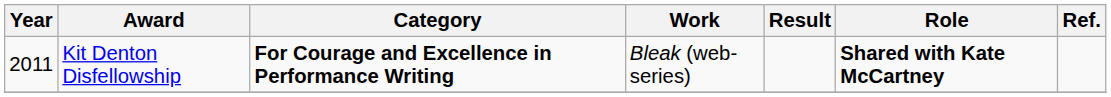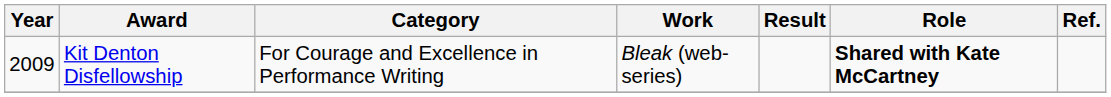(31, 64) 2011 -> (32, 64) 2009
(403, 64) bold -> (399, 64) normal
